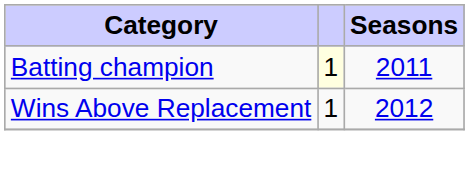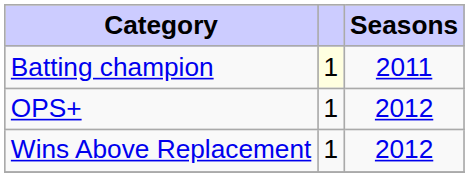+ row: (46, 108)
